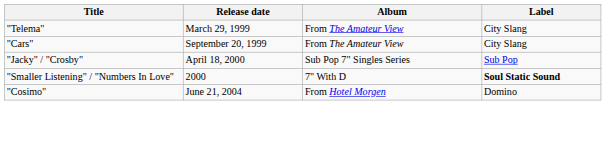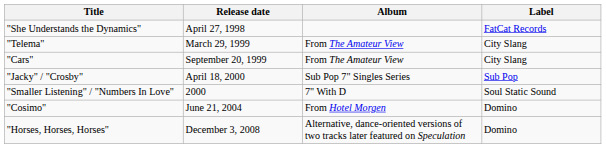+ row: (74, 28)
(522, 76) bold -> (520, 92) normal
+ row: (58, 130)
